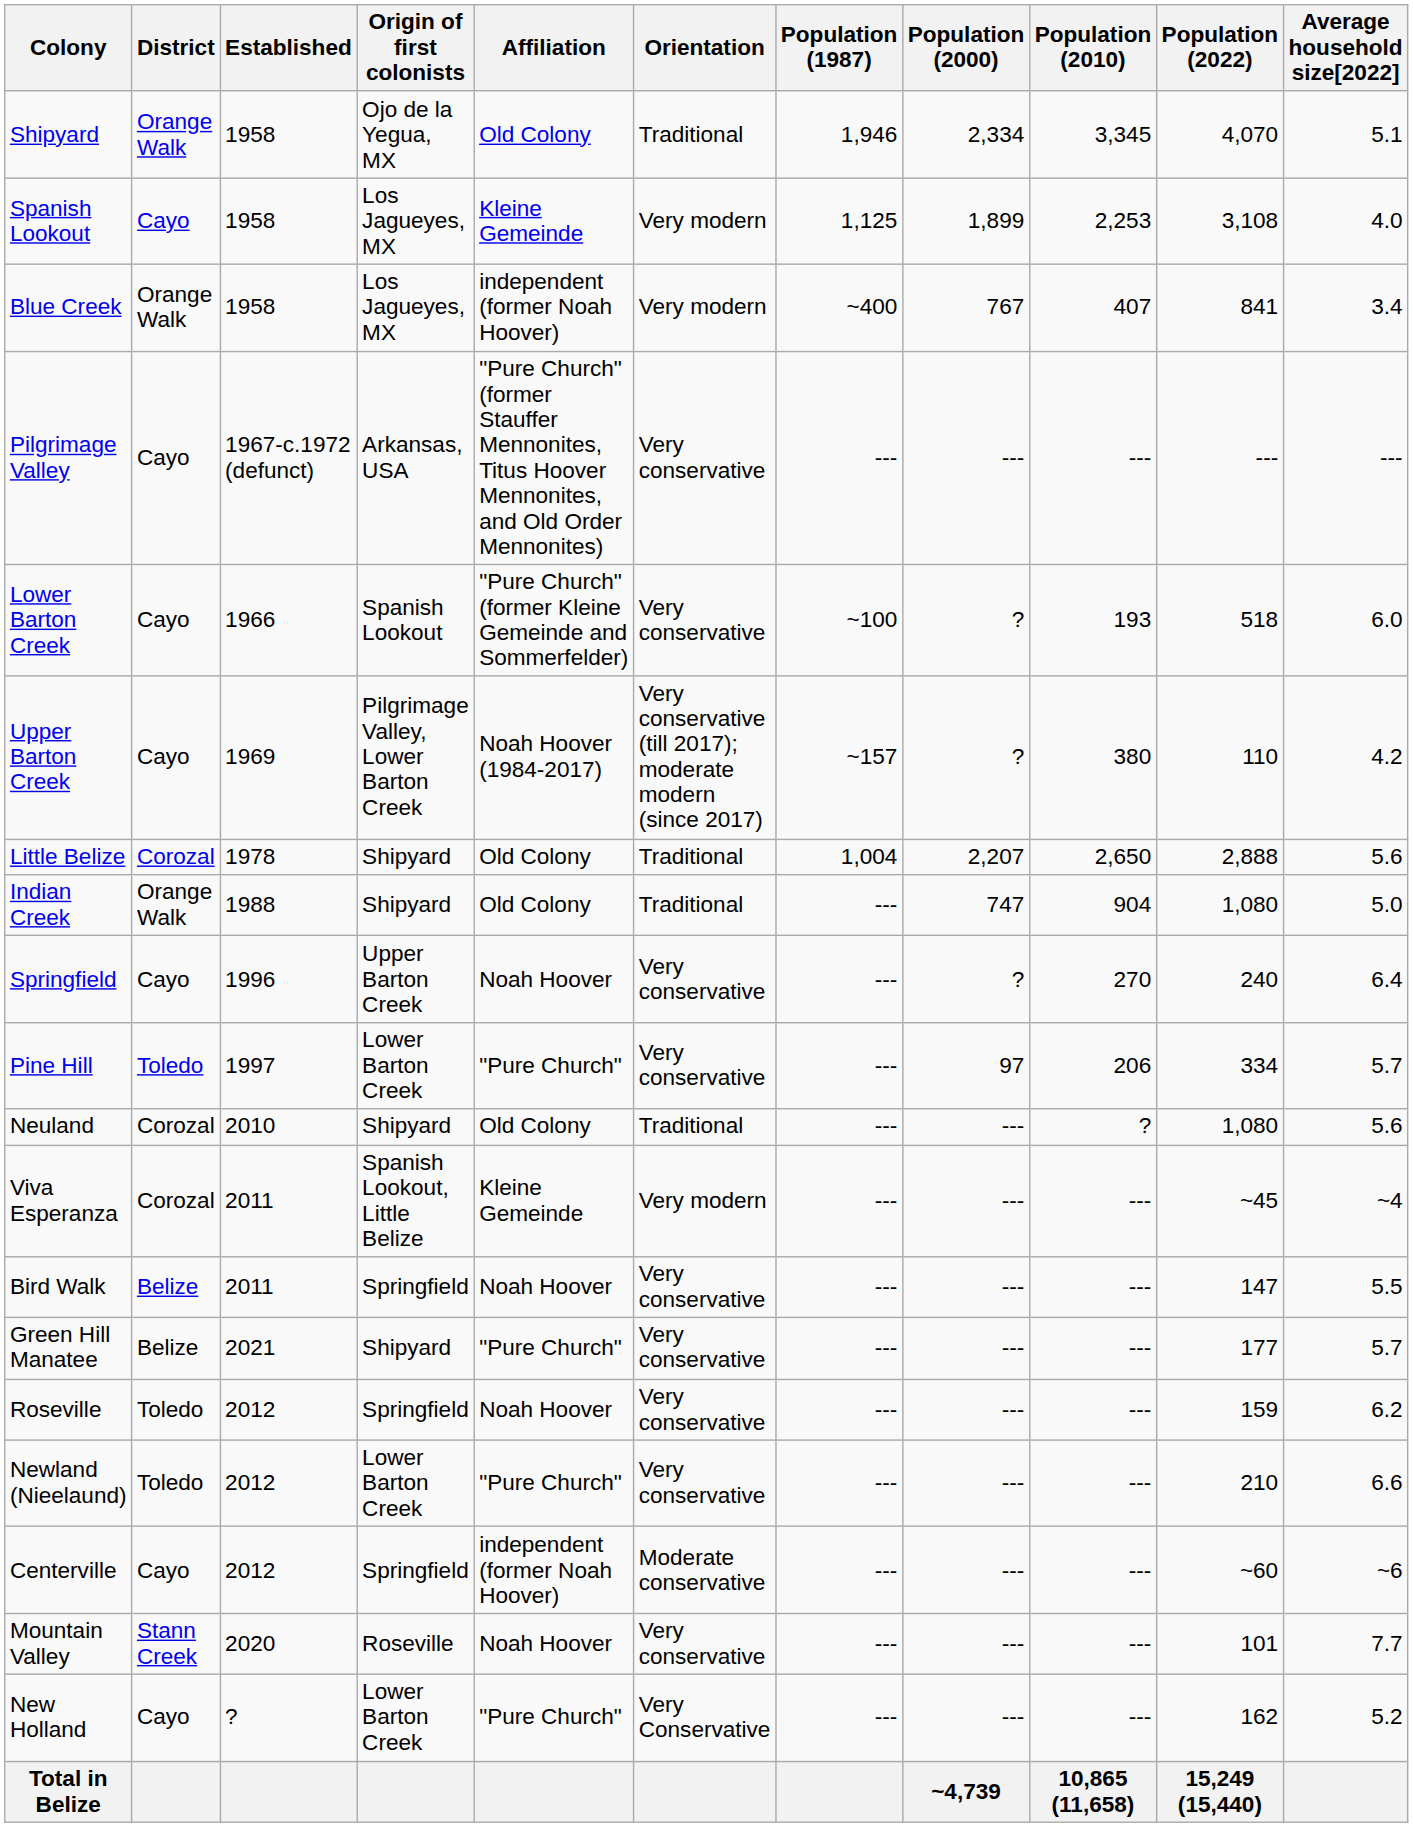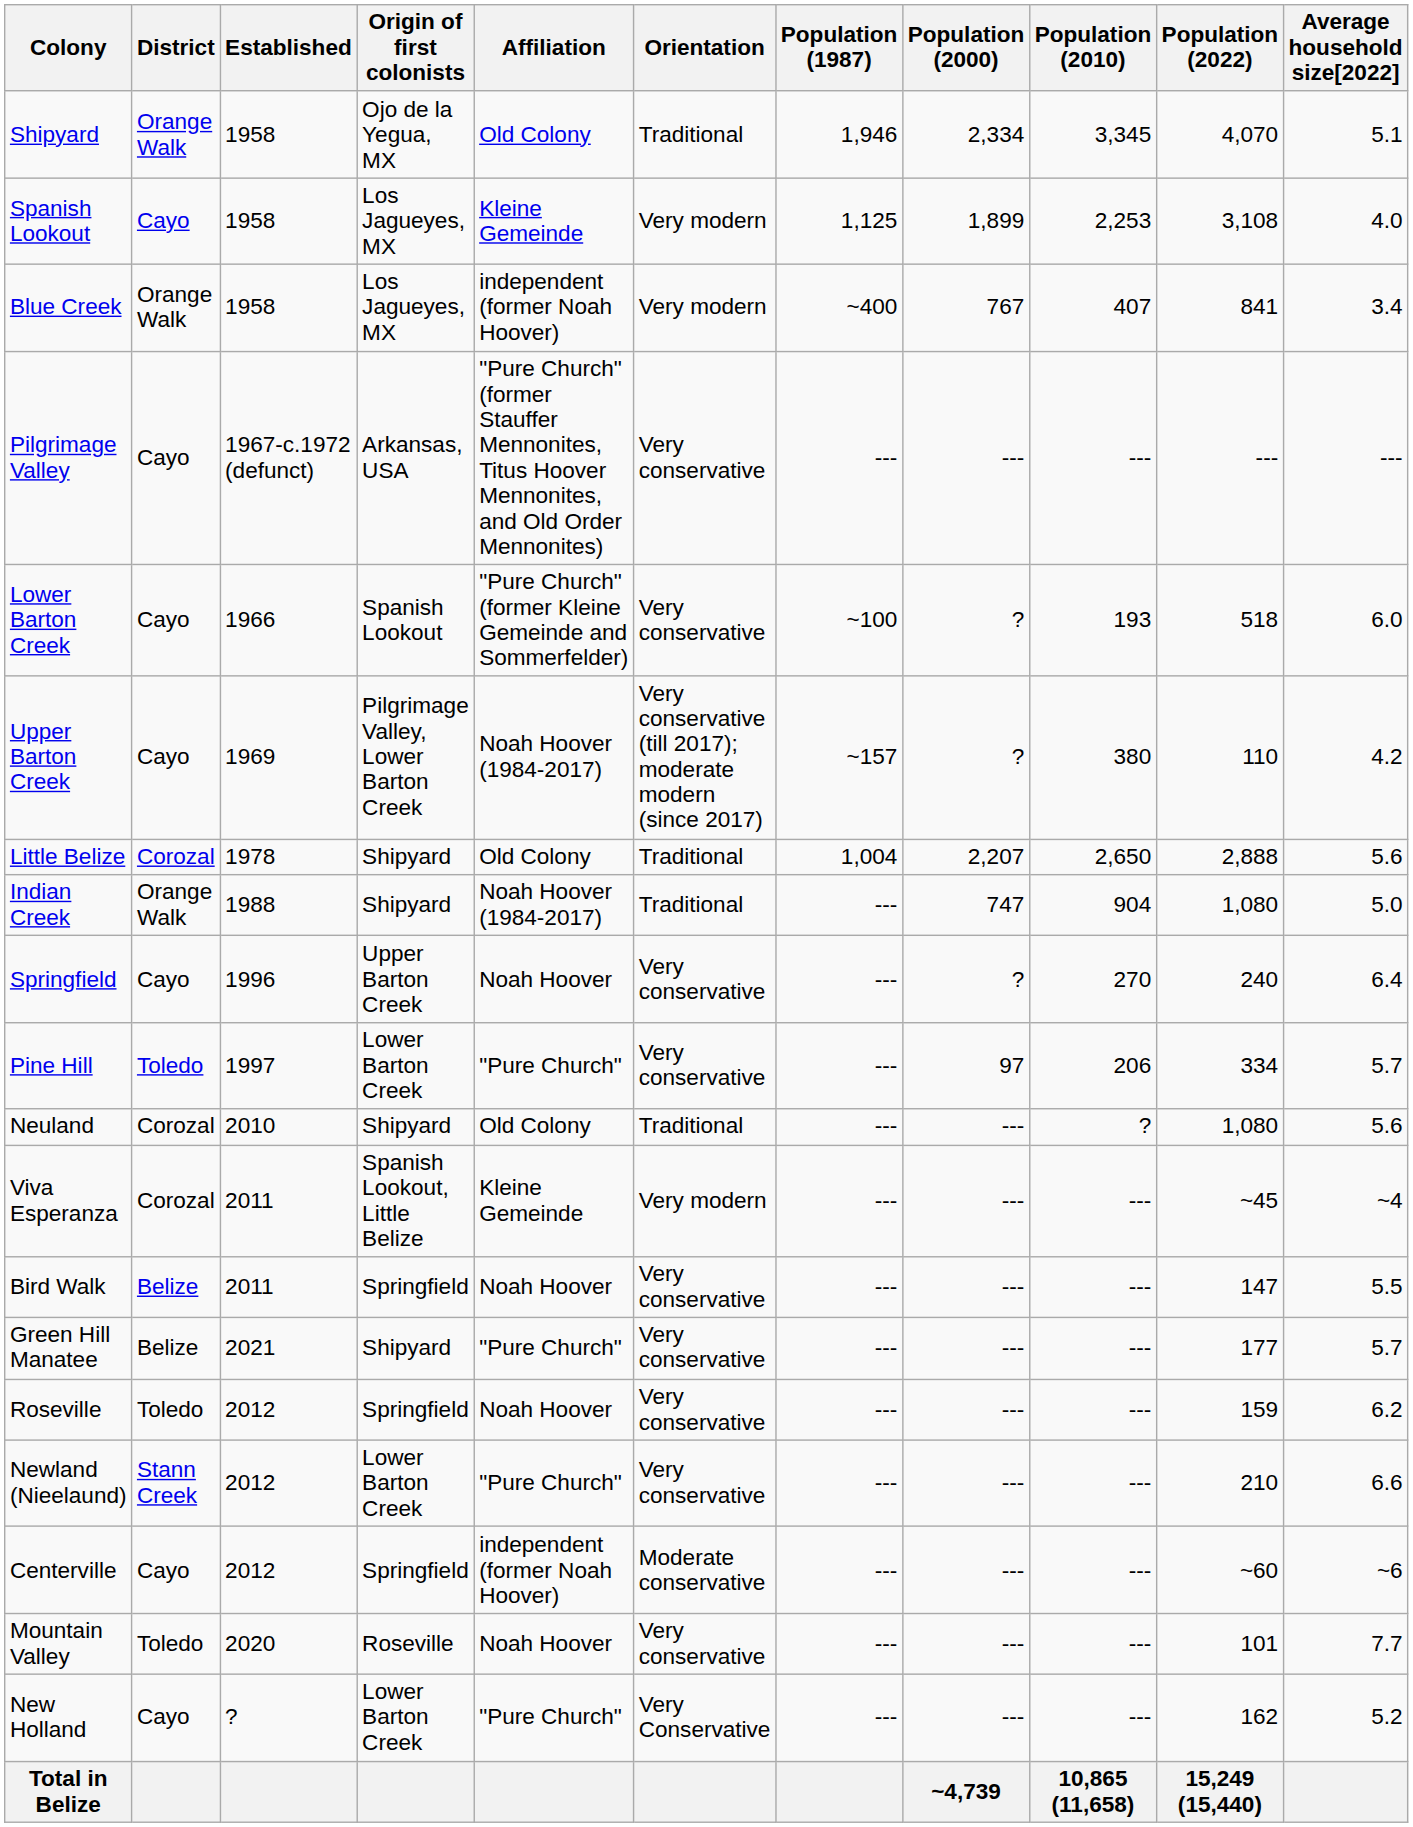(535, 905) Old Colony -> (546, 905) Noah Hoover (1984-2017)
(170, 1483) Toledo -> (167, 1483) Stann Creek
(167, 1643) Stann Creek -> (170, 1643) Toledo
